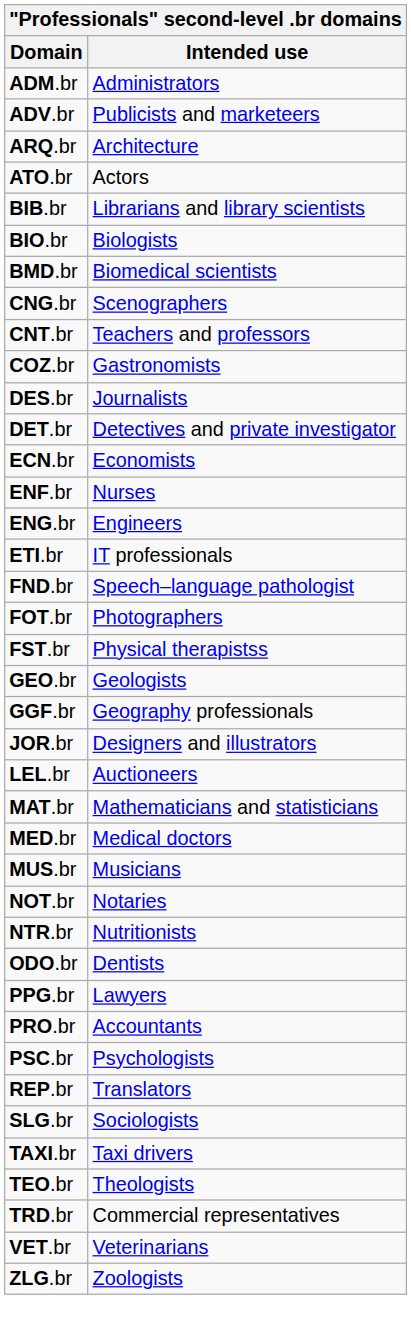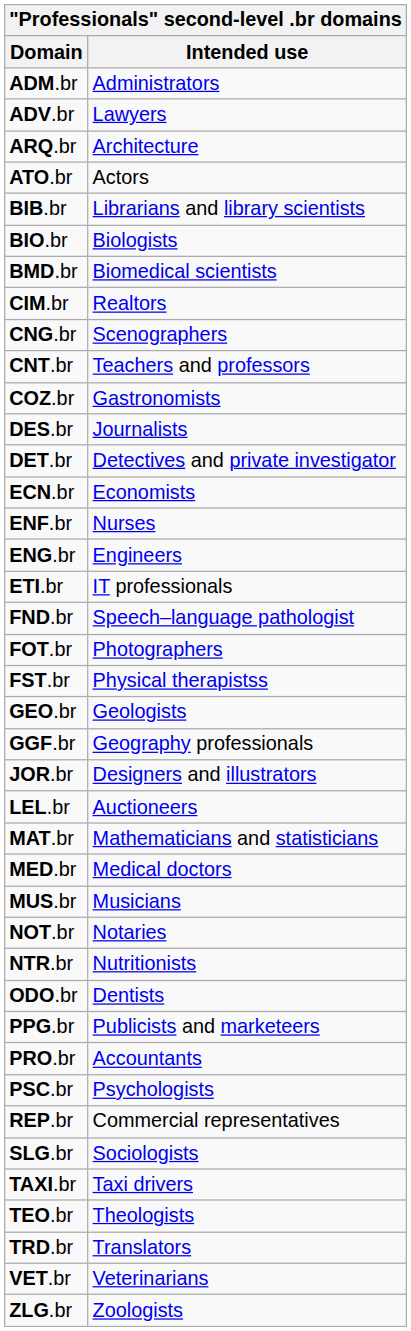(206, 114) Publicists and marketeers -> (130, 114) Lawyers
+ row: (39, 303)
(130, 995) Lawyers -> (206, 1027) Publicists and marketeers
(142, 1090) Translators -> (216, 1121) Commercial representatives
(216, 1215) Commercial representatives -> (142, 1247) Translators
